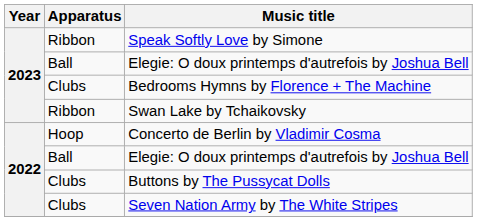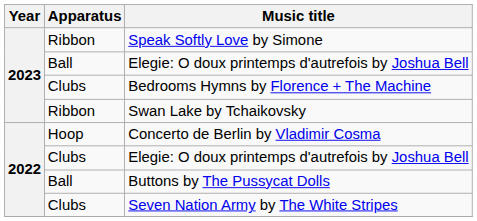(60, 157) Ball -> (67, 157) Clubs
(67, 181) Clubs -> (60, 181) Ball
